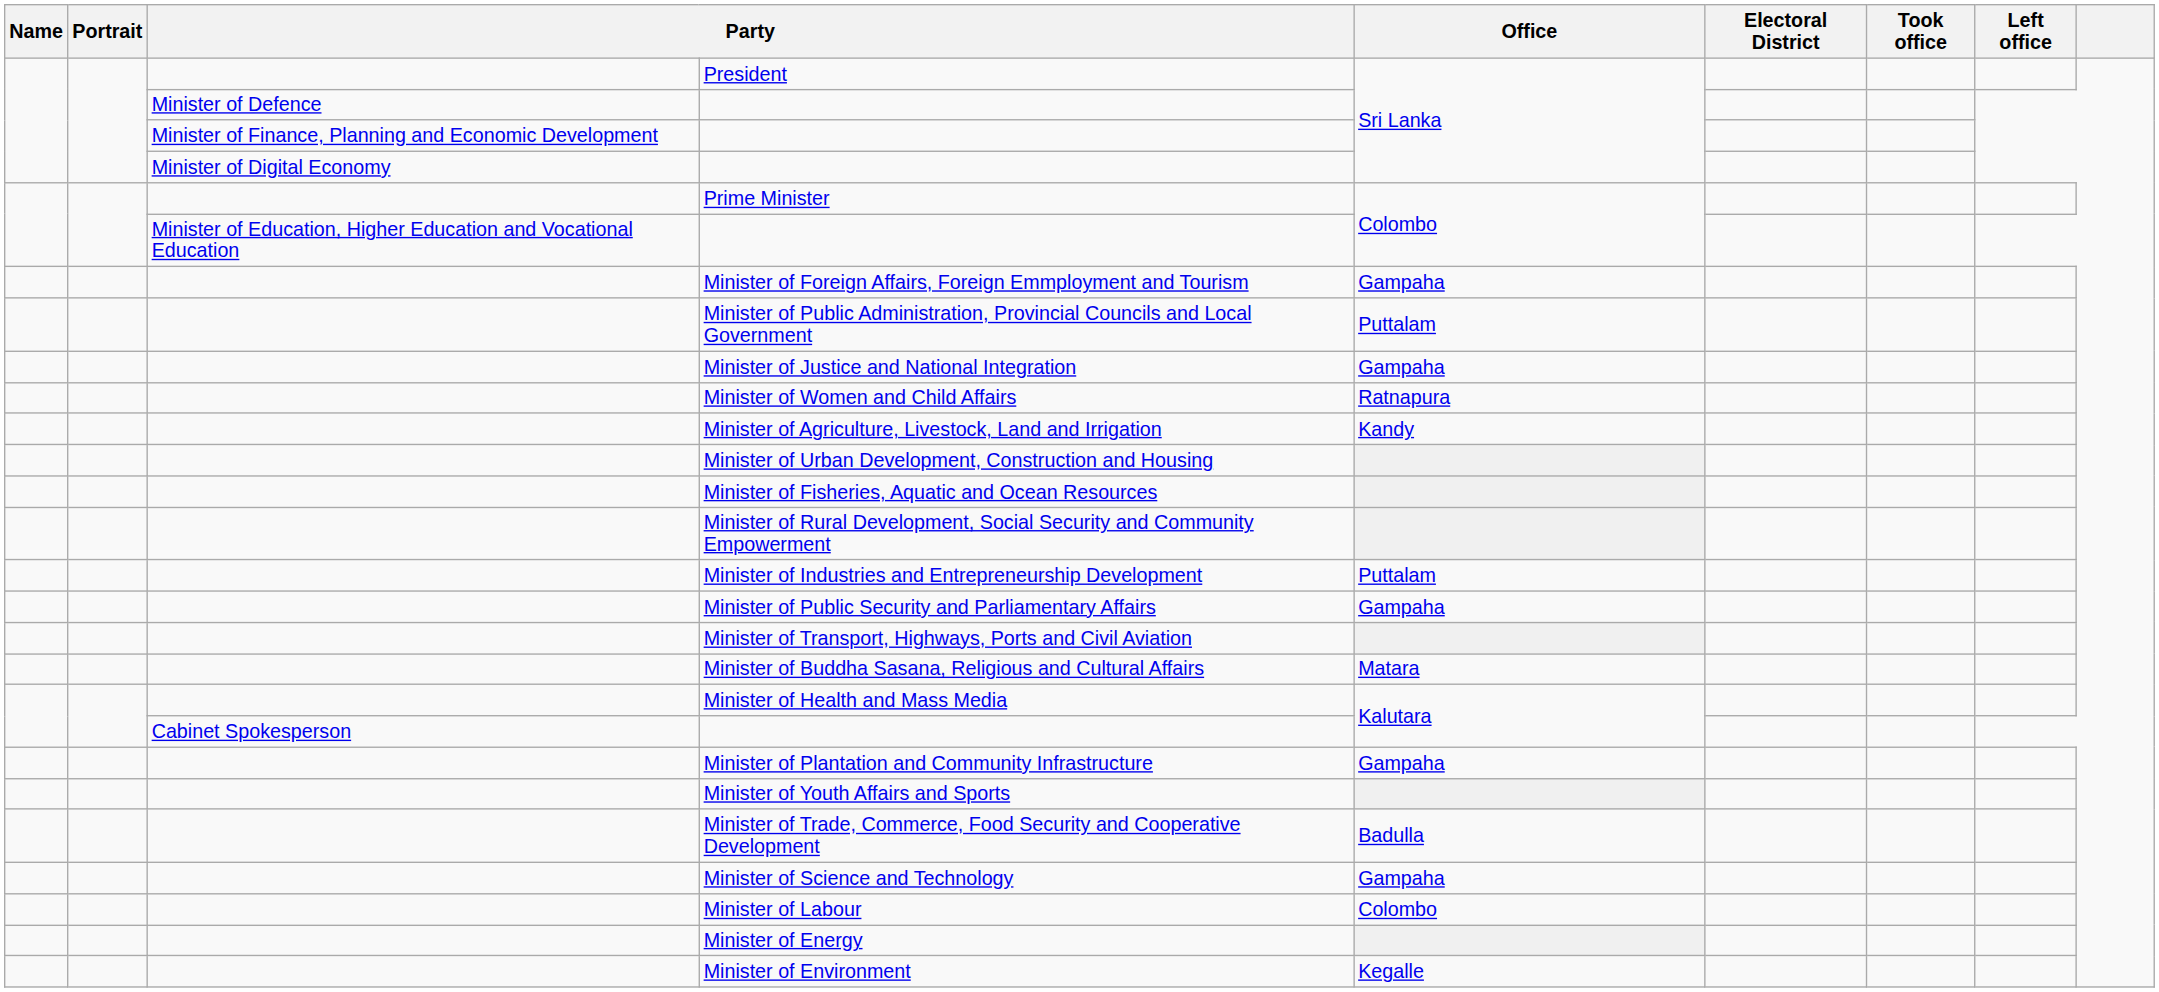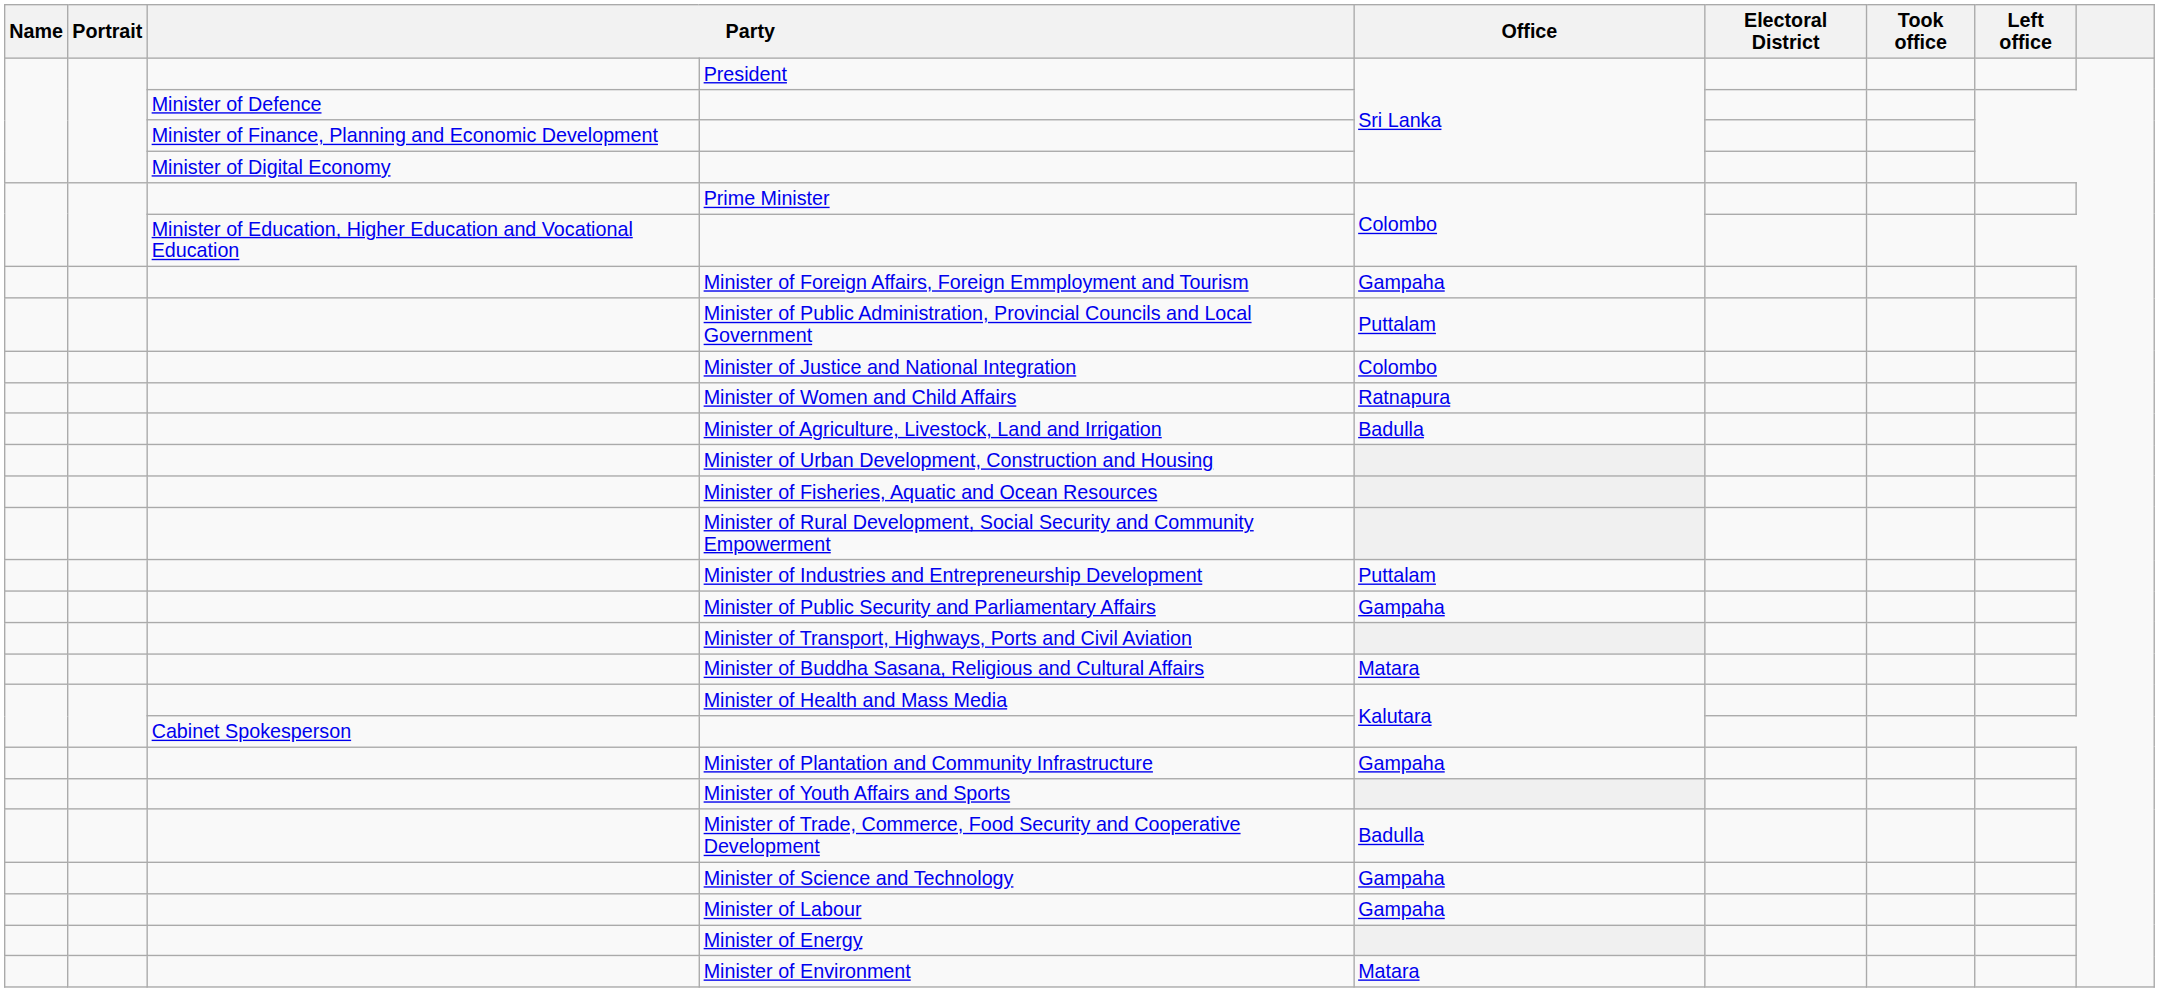(1401, 367) Gampaha -> (1398, 367) Colombo
(1386, 429) Kandy -> (1391, 429) Badulla
(1398, 909) Colombo -> (1401, 909) Gampaha
(1391, 972) Kegalle -> (1389, 972) Matara
